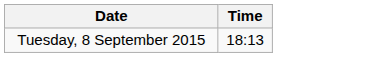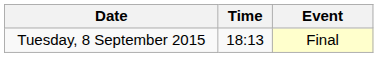+ column: (323, 16)
